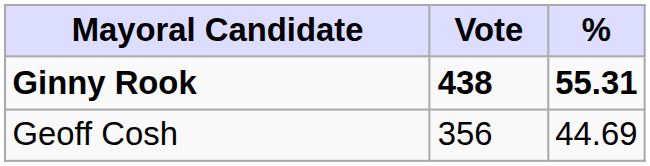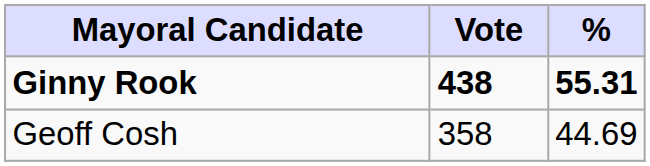(465, 134) 356 -> (465, 134) 358
